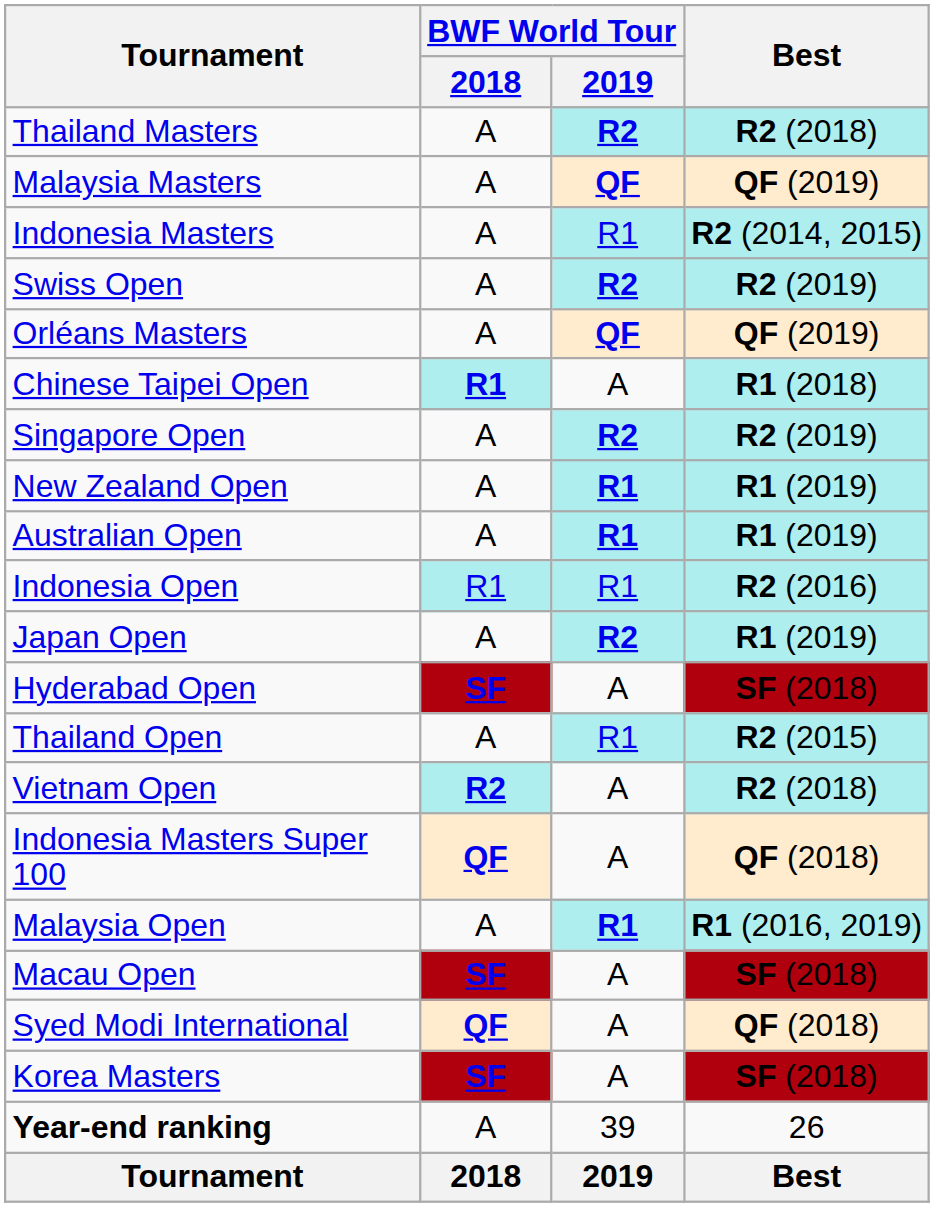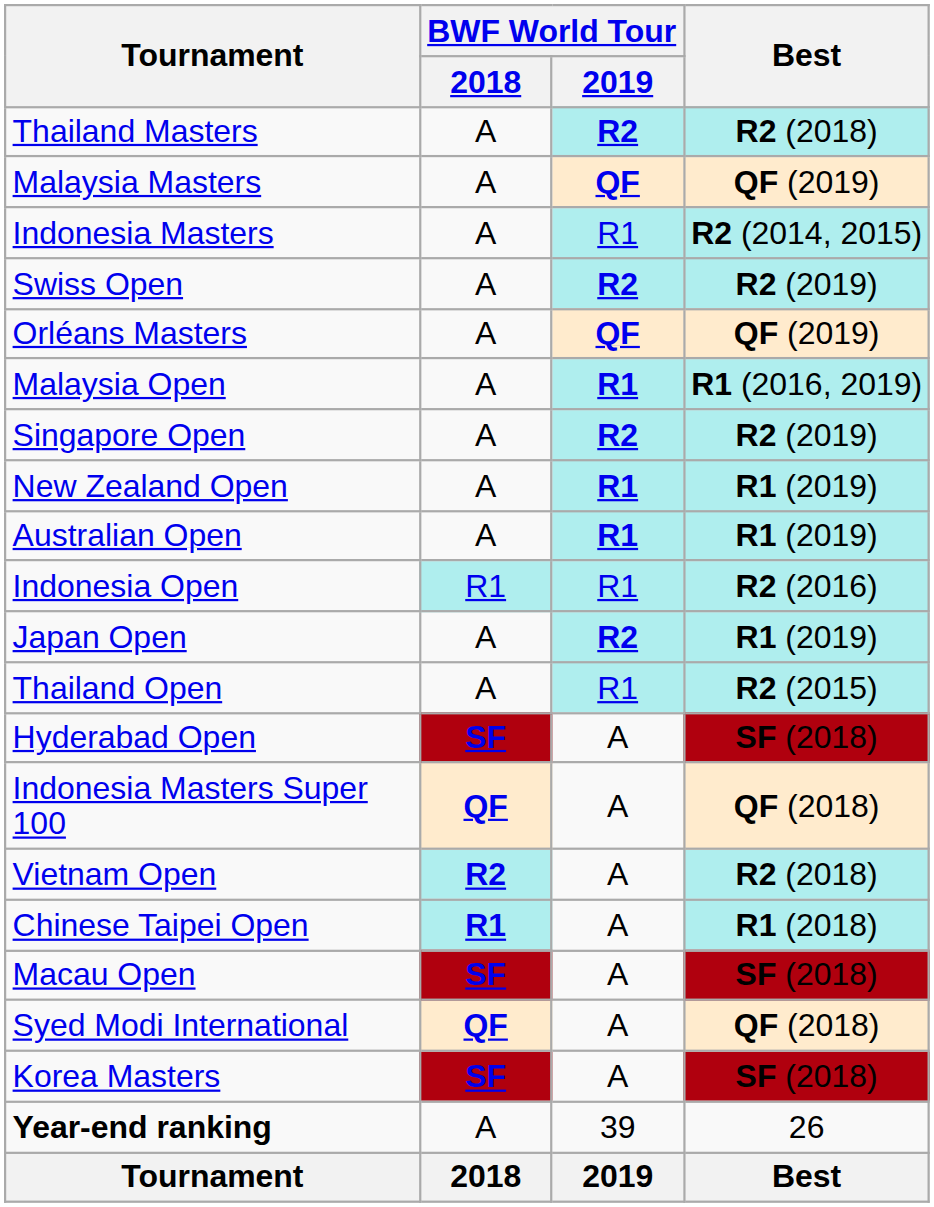rows swapped: (119, 925) <-> (161, 384)
rows swapped: (117, 738) <-> (134, 687)
rows swapped: (114, 788) <-> (190, 857)
